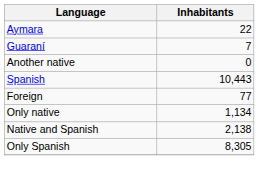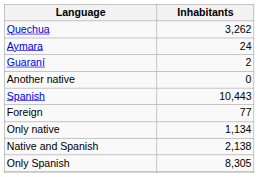+ row: (28, 29)
(246, 29) 22 -> (246, 46) 24
(249, 46) 7 -> (249, 63) 2
